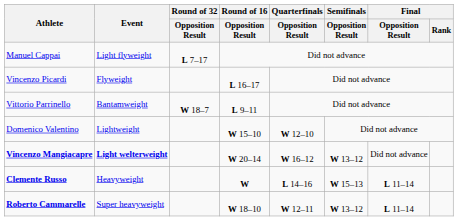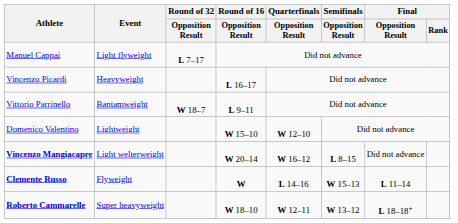(114, 80) Flyweight -> (120, 80) Heavyweight
(132, 154) bold -> (130, 154) normal
(346, 159) W 13–12 -> (343, 159) L 8–15
(120, 179) Heavyweight -> (114, 179) Flyweight
(399, 209) L 11–14 -> (396, 210) L 18–18+
